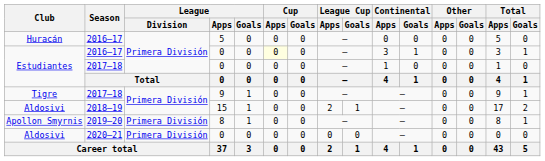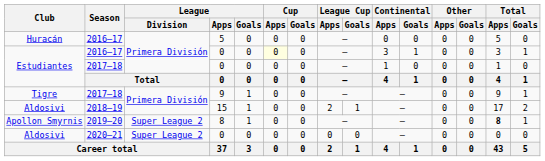(167, 121) Primera División -> (167, 121) Super League 2
(498, 121) normal -> (498, 121) bold
(167, 135) Primera División -> (167, 135) Super League 2
